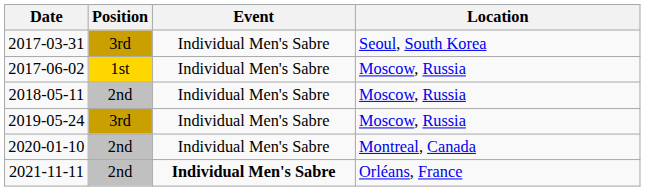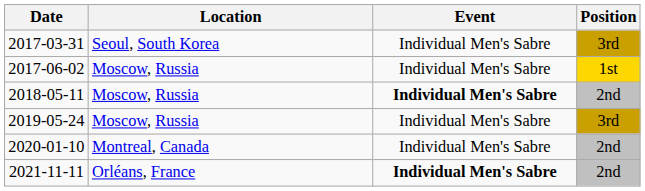columns swapped: (498, 17) <-> (120, 17)
(254, 95) normal -> (475, 95) bold
